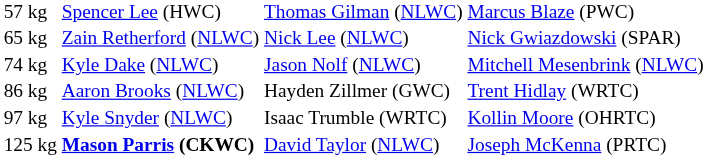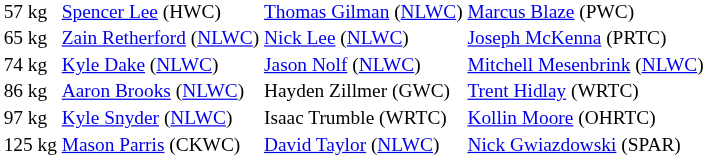(574, 38) Nick Gwiazdowski (SPAR) -> (567, 38) Joseph McKenna (PRTC)
(158, 144) bold -> (151, 144) normal
(567, 144) Joseph McKenna (PRTC) -> (574, 144) Nick Gwiazdowski (SPAR)
